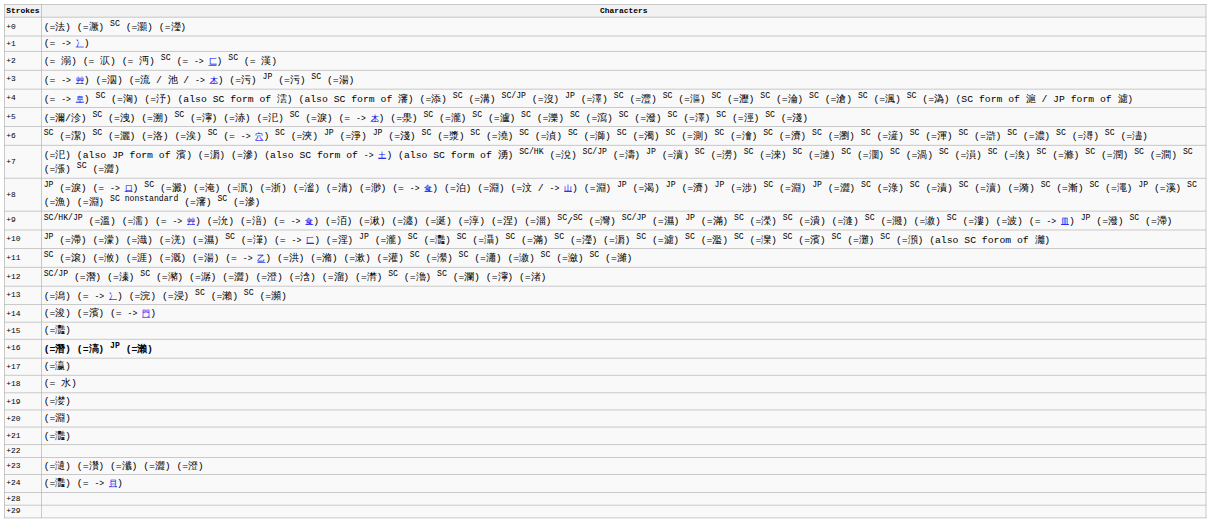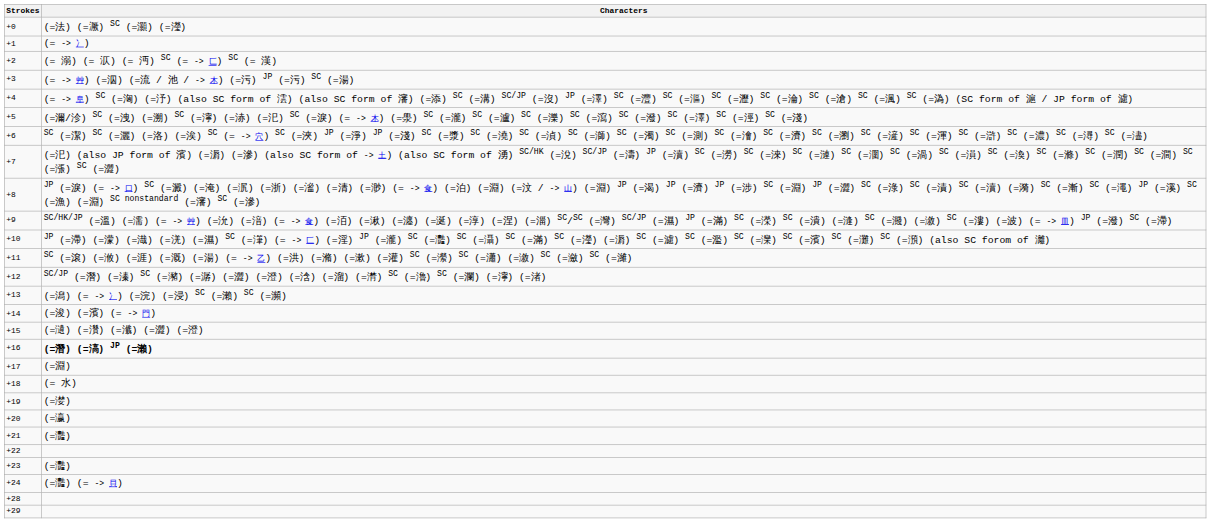(57, 331) (=灩) -> (124, 331) (=瀢) (=灒) (=瀸) (=澀) (=澄)
(57, 367) (=瀛) -> (57, 367) (=淵)
(57, 419) (=淵) -> (57, 419) (=瀛)
(124, 466) (=瀢) (=灒) (=瀸) (=澀) (=澄) -> (57, 466) (=灩)
